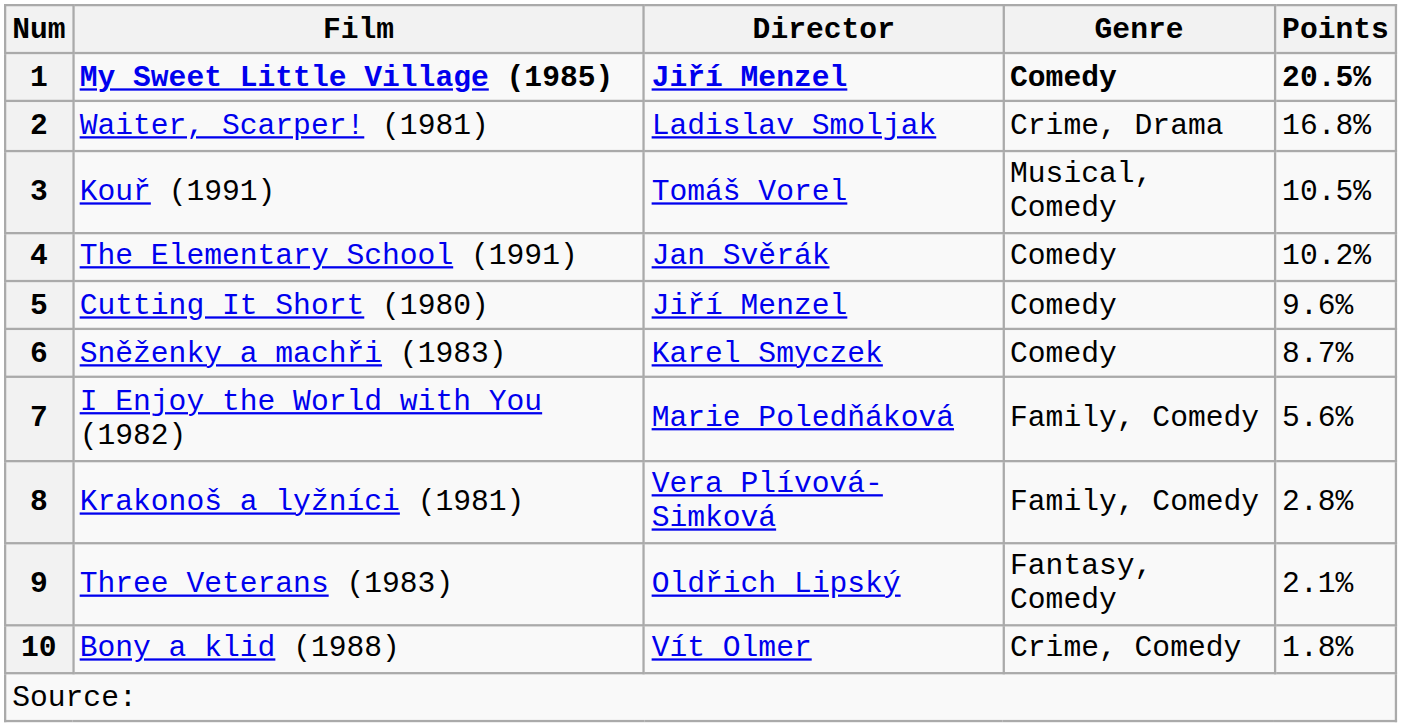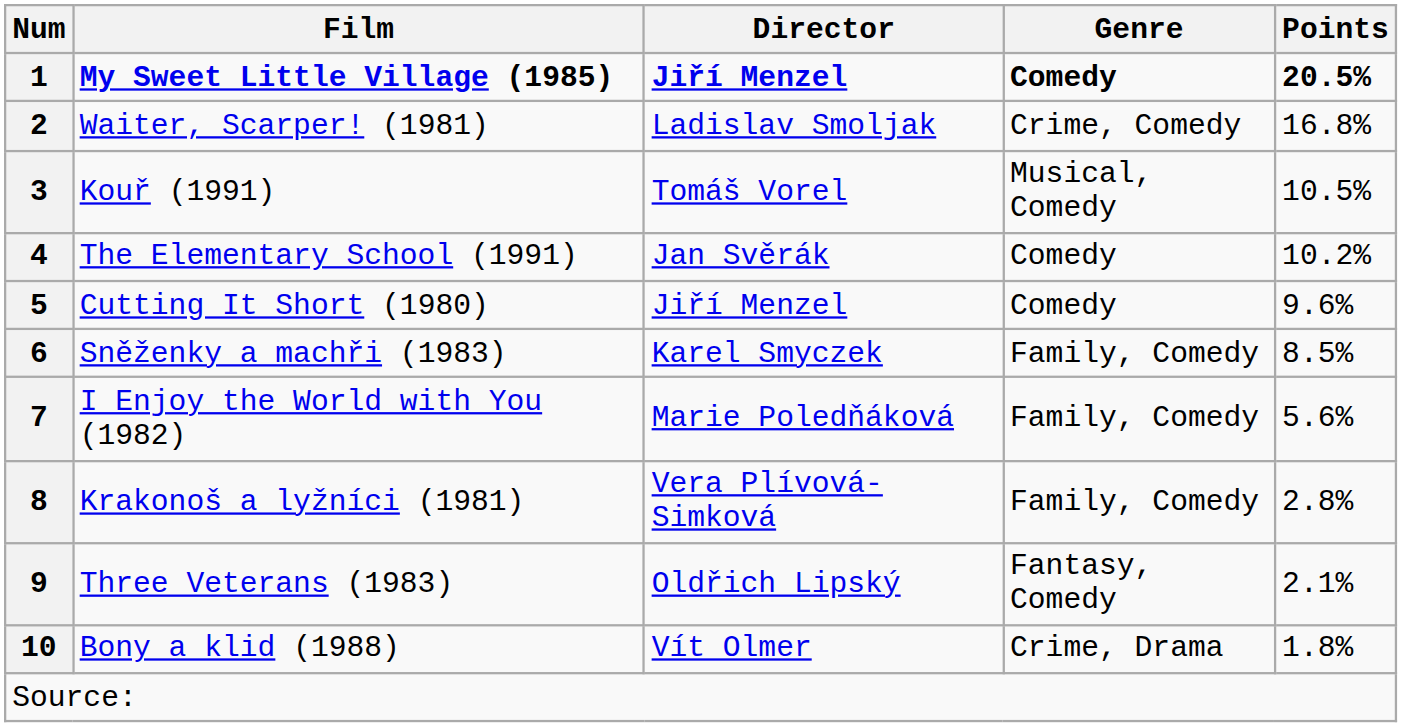(1117, 126) Crime, Drama -> (1126, 126) Crime, Comedy
(1063, 353) Comedy -> (1135, 353) Family, Comedy
(1318, 353) 8.7% -> (1318, 353) 8.5%
(1126, 649) Crime, Comedy -> (1117, 649) Crime, Drama
